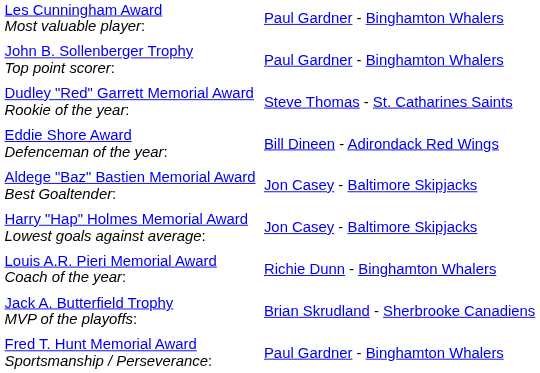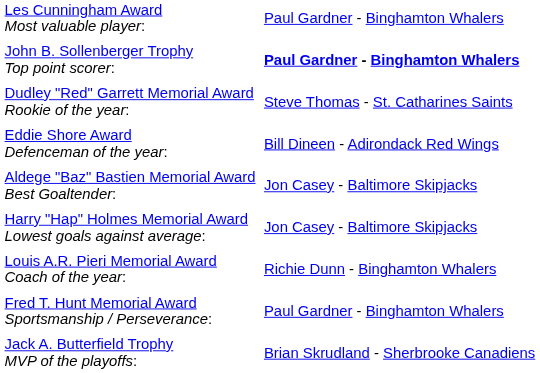(384, 60) normal -> (392, 60) bold
rows swapped: (108, 353) <-> (89, 311)
